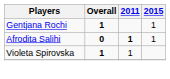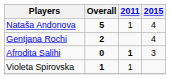+ row: (41, 26)
(102, 26) 1 -> (102, 39) 2
(154, 26) 1 -> (154, 39) 4
(154, 39) 1 -> (154, 53) 3
